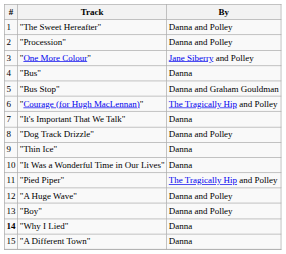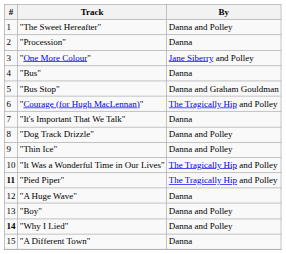(201, 42) Danna and Polley -> (181, 42) Danna
(181, 149) Danna -> (201, 149) Danna and Polley
(181, 165) Danna -> (223, 165) The Tragically Hip and Polley
(11, 180) normal -> (11, 180) bold
(201, 195) Danna and Polley -> (181, 195) Danna
(181, 226) Danna -> (201, 226) Danna and Polley
